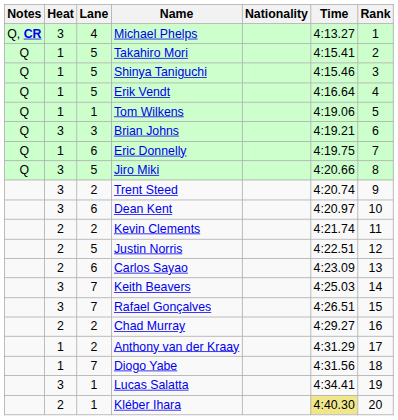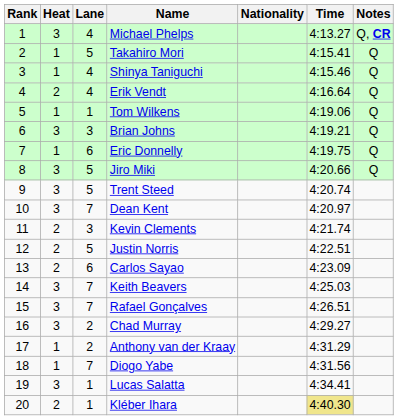columns swapped: (375, 14) <-> (24, 14)
(94, 72) 5 -> (90, 72) 4
(60, 92) 1 -> (56, 92) 2
(94, 92) 5 -> (90, 92) 4
(94, 190) 2 -> (90, 190) 5
(94, 209) 6 -> (90, 209) 7
(94, 229) 2 -> (90, 229) 3
(60, 326) 2 -> (56, 326) 3
